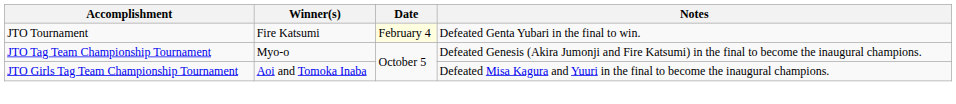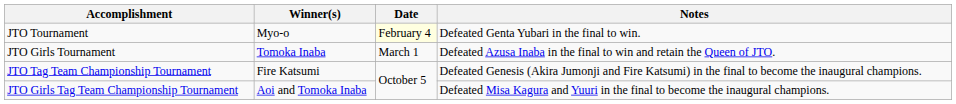(288, 33) Fire Katsumi -> (273, 33) Myo-o
+ row: (61, 52)
(273, 52) Myo-o -> (288, 71) Fire Katsumi
